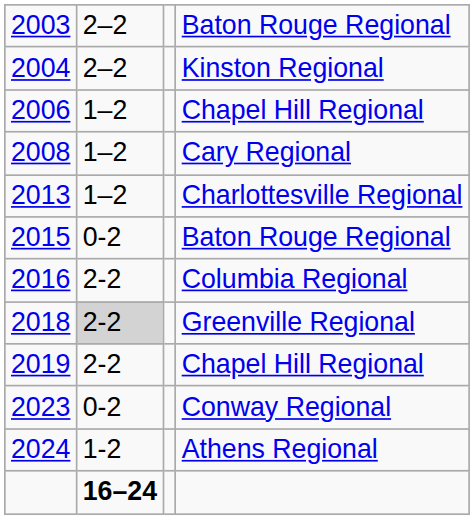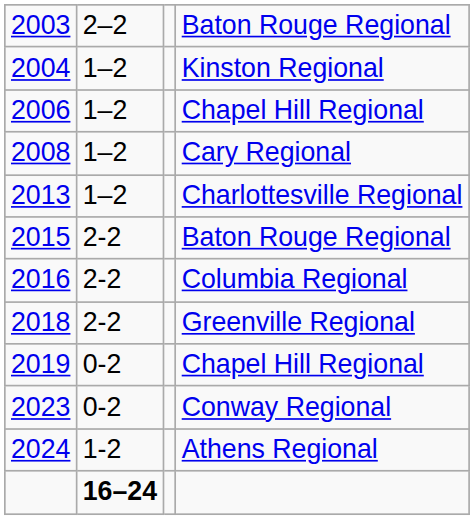(105, 68) 2–2 -> (105, 68) 1–2
(102, 237) 0-2 -> (102, 237) 2-2
(102, 322) lightgrey background -> (102, 322) no background
(102, 364) 2-2 -> (102, 364) 0-2
